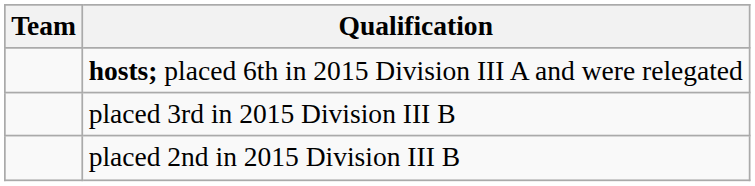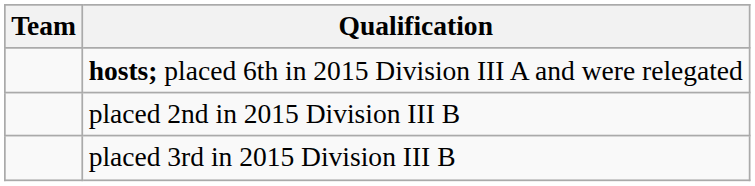rows swapped: (274, 157) <-> (272, 113)
